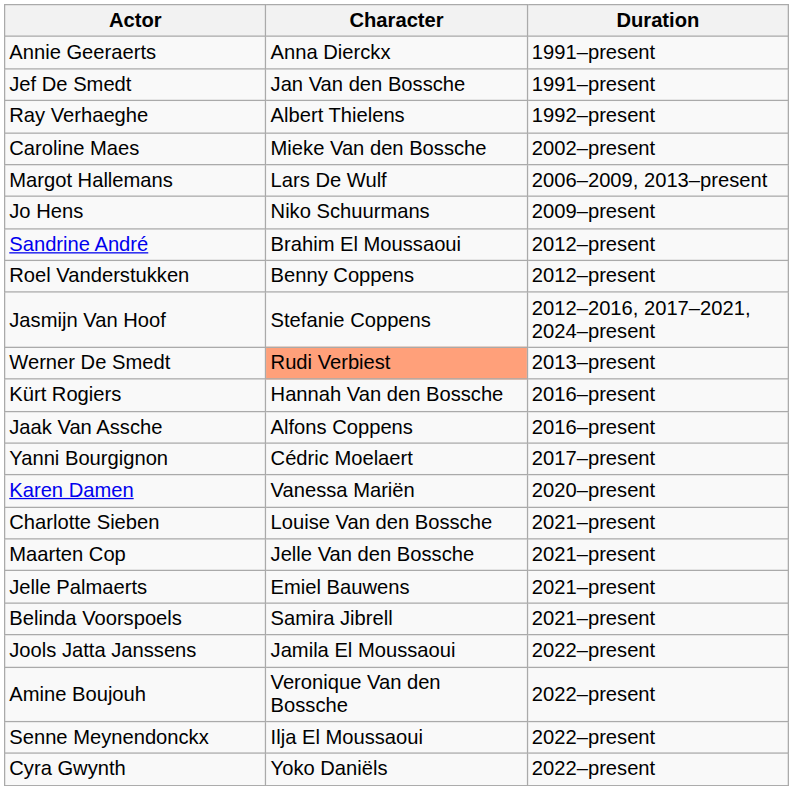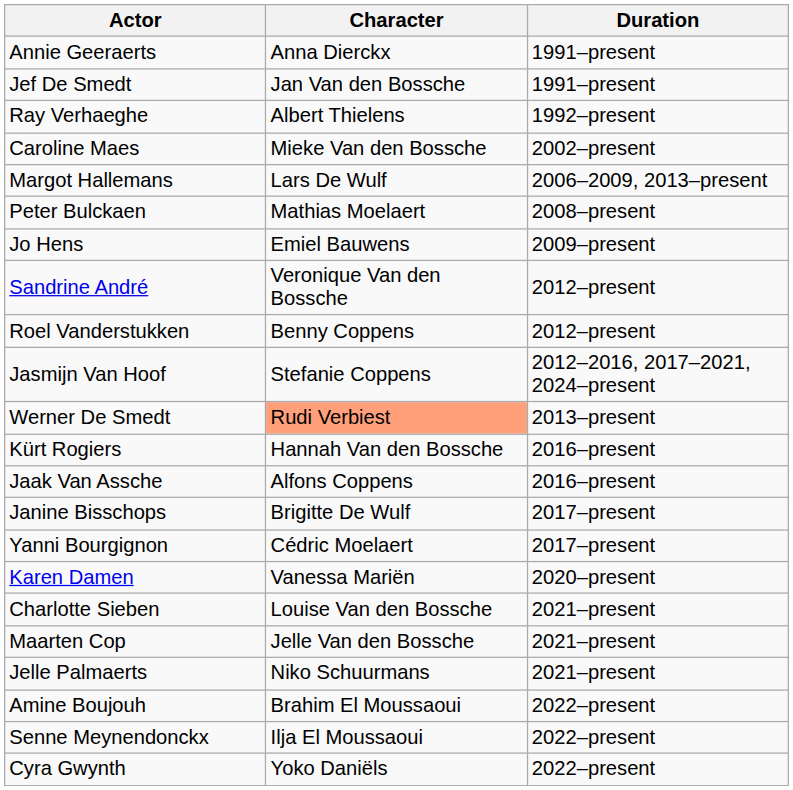+ row: (78, 212)
(350, 212) Niko Schuurmans -> (340, 244) Emiel Bauwens
(366, 244) Brahim El Moussaoui -> (356, 287) Veronique Van den Bossche
+ row: (88, 513)
(340, 586) Emiel Bauwens -> (350, 673) Niko Schuurmans
- row: (96, 618)
- row: (103, 650)
(356, 693) Veronique Van den Bossche -> (366, 705) Brahim El Moussaoui
